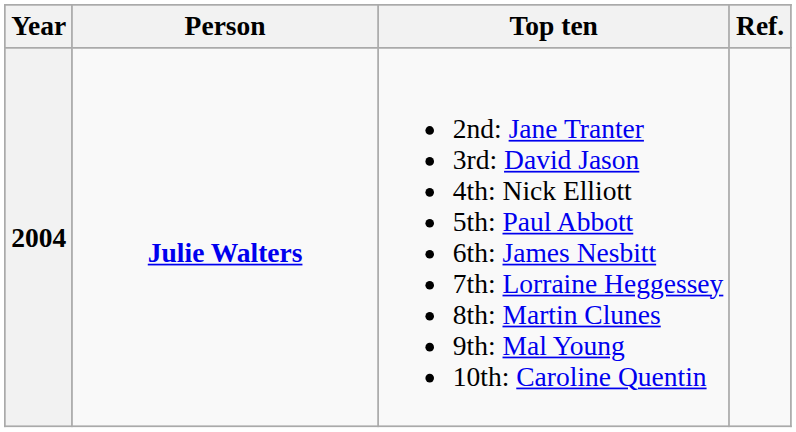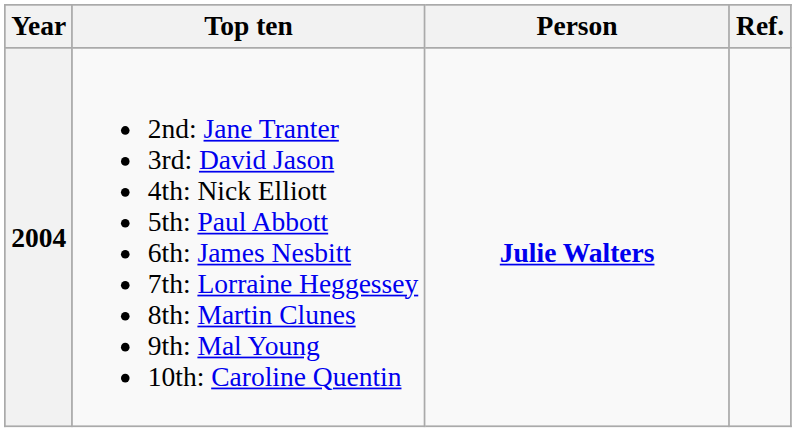columns swapped: (225, 26) <-> (554, 26)
